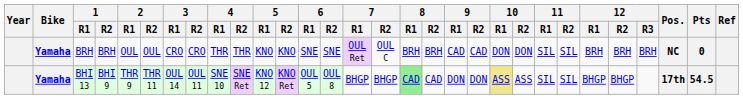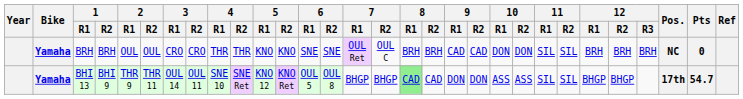(501, 80) khaki background -> (501, 80) no background
(702, 80) 54.5 -> (702, 80) 54.7
